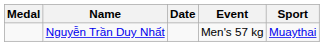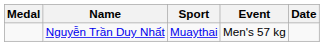columns swapped: (293, 14) <-> (183, 14)
